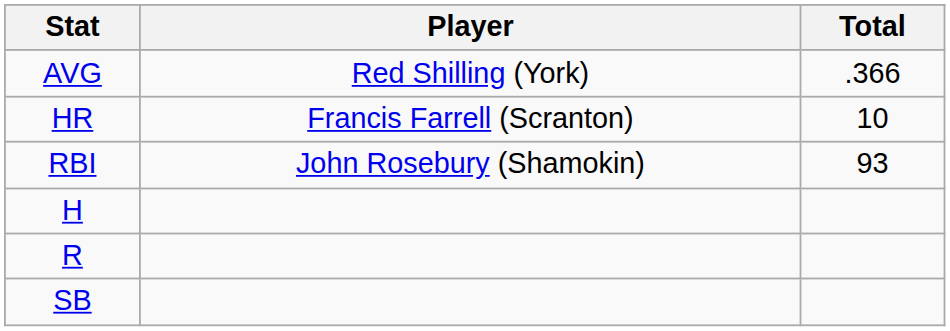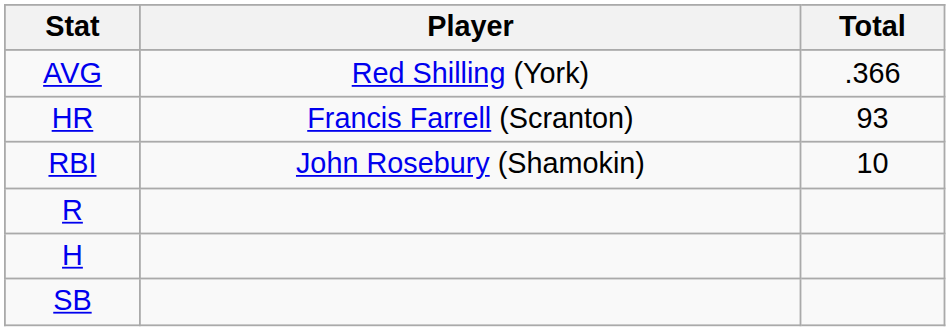(872, 118) 10 -> (872, 118) 93
(872, 164) 93 -> (872, 164) 10
rows swapped: (72, 255) <-> (72, 210)
